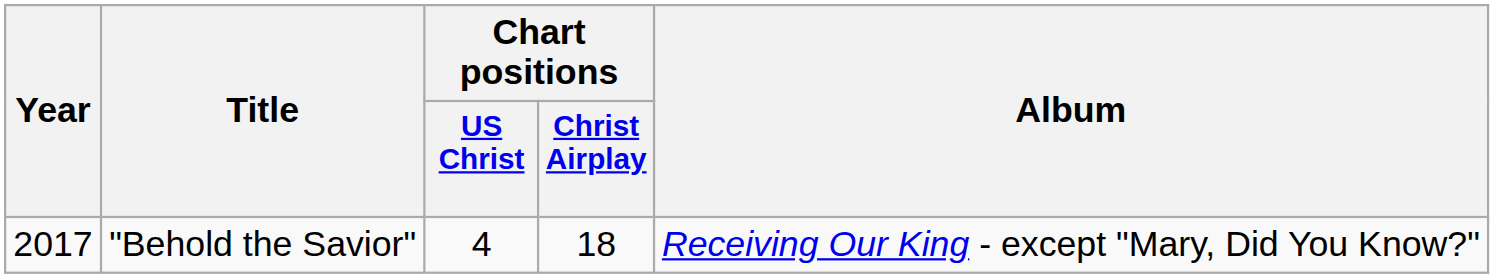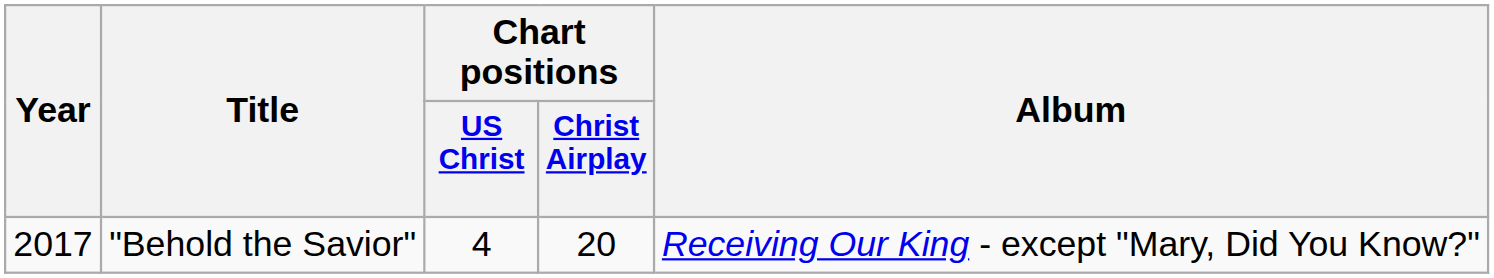(596, 243) 18 -> (596, 243) 20
